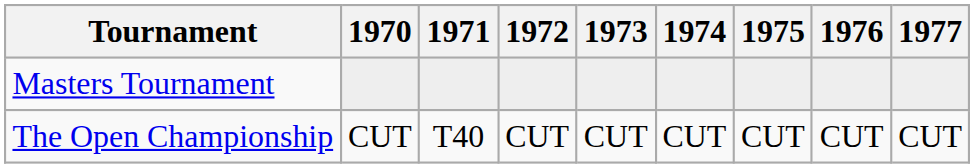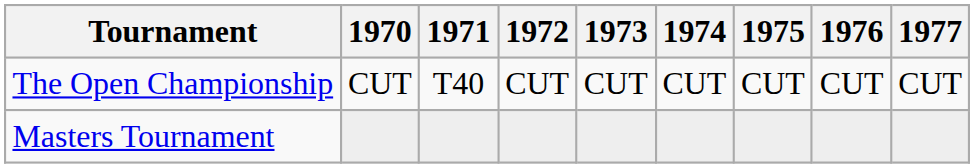rows swapped: (143, 83) <-> (173, 136)
